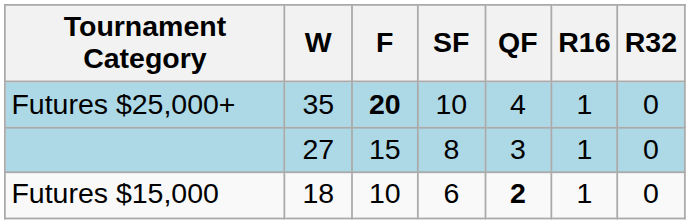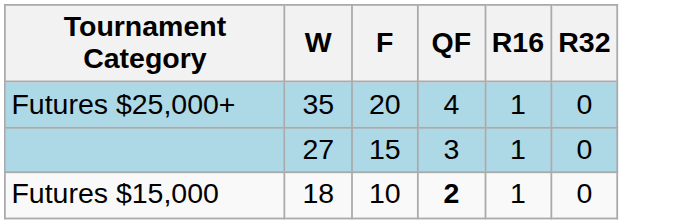- column: (451, 43)
(385, 104) bold -> (385, 104) normal
